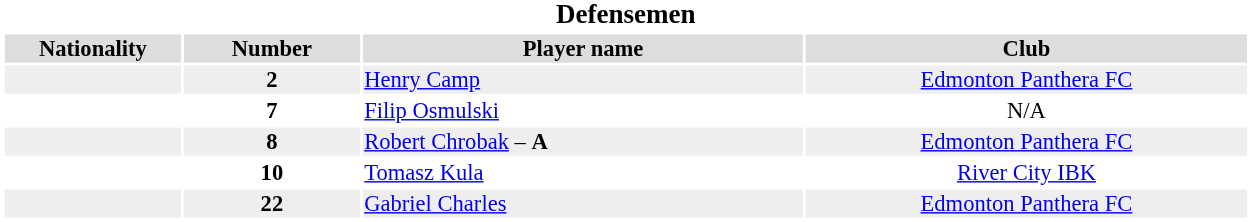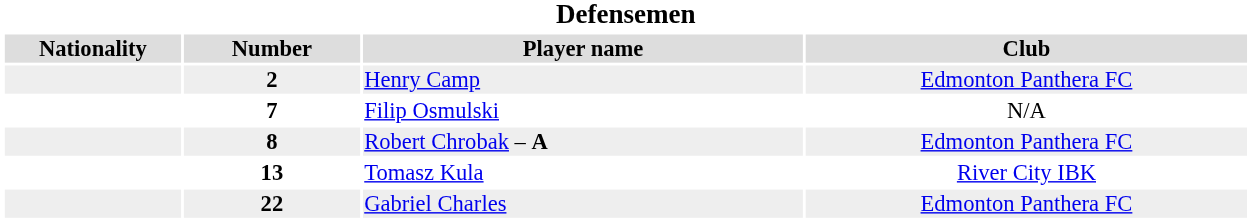(272, 172) 10 -> (272, 172) 13
